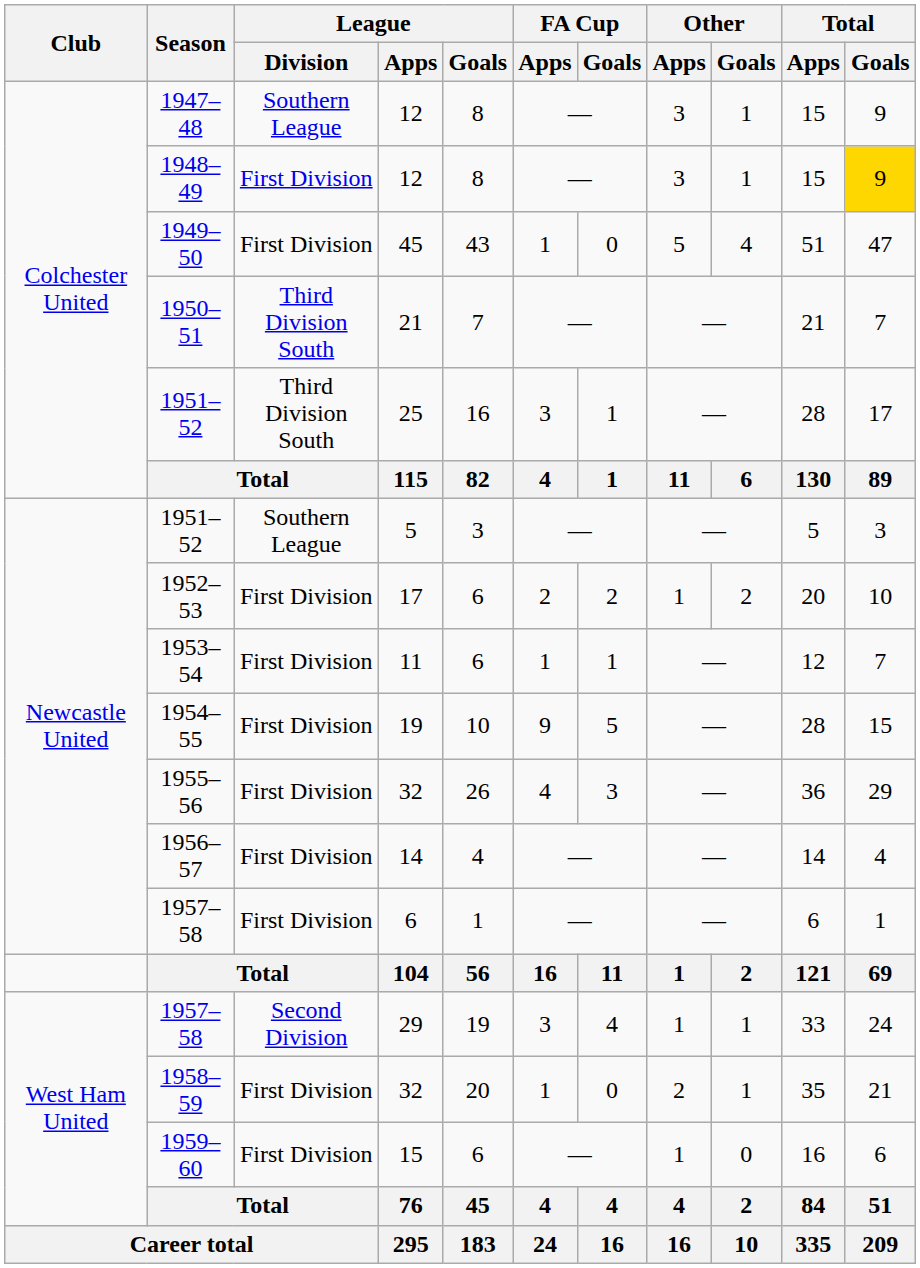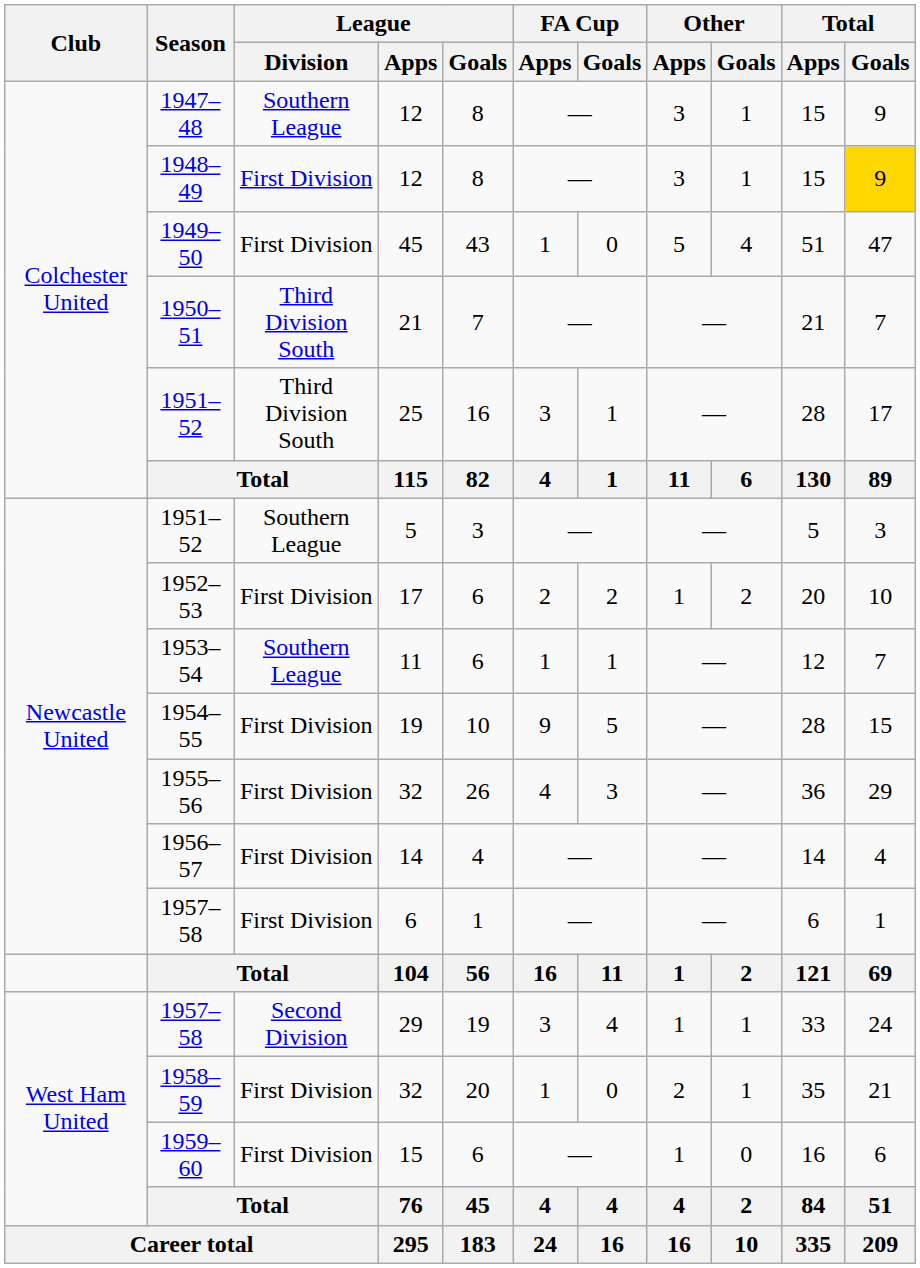(306, 660) First Division -> (306, 660) Southern League
